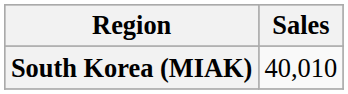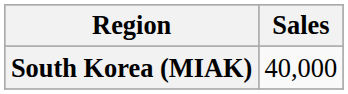(301, 67) 40,010 -> (301, 67) 40,000
